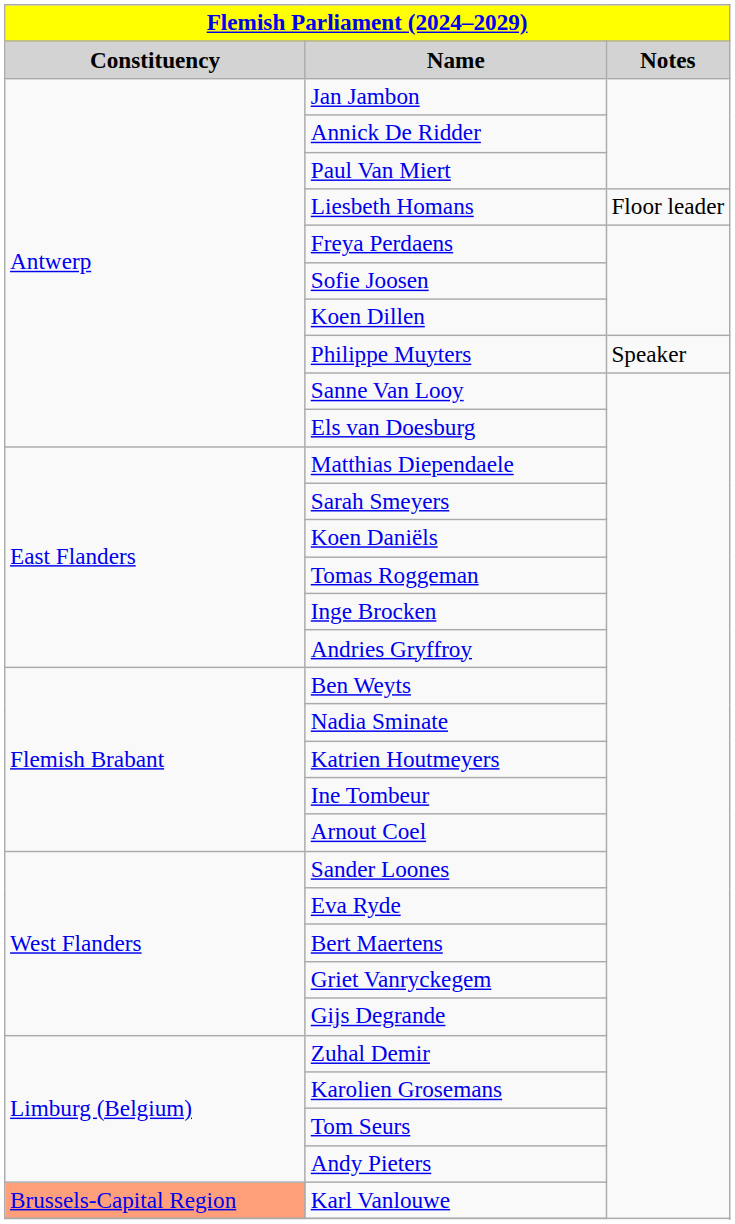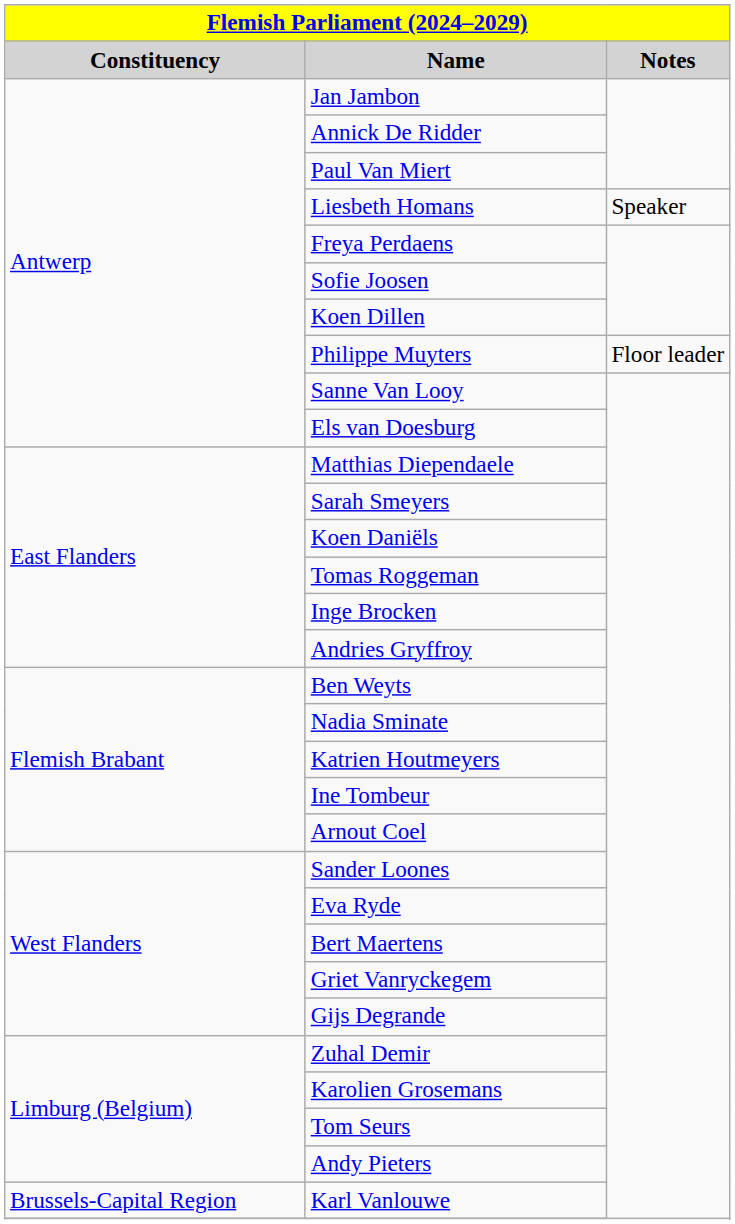(668, 206) Floor leader -> (649, 206) Speaker
(649, 354) Speaker -> (668, 354) Floor leader
(123, 1200) lightsalmon background -> (123, 1200) no background
